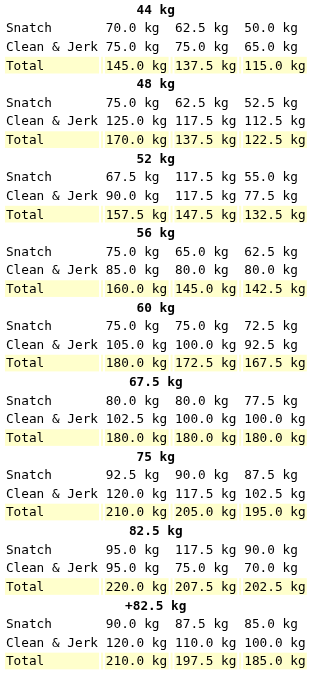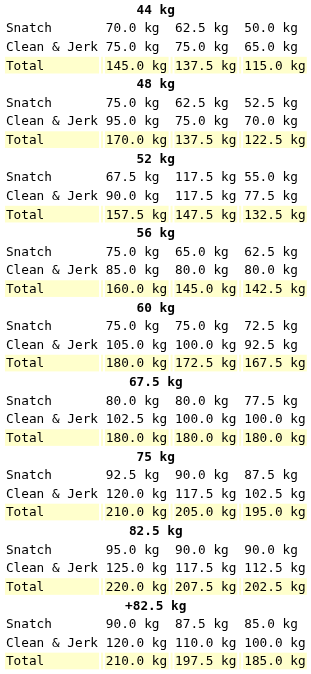rows swapped: (52, 568) <-> (52, 121)
(206, 549) 117.5 kg -> (202, 549) 90.0 kg
